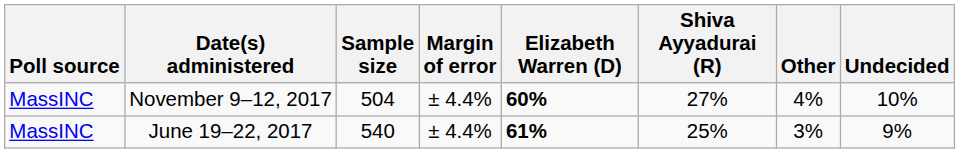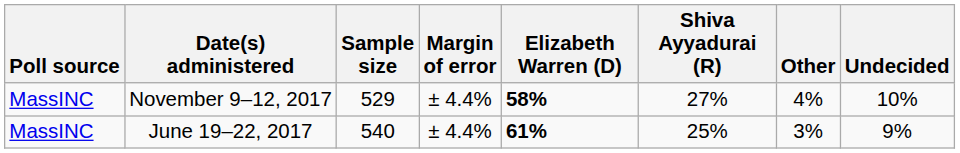(378, 99) 504 -> (378, 99) 529
(526, 99) 60% -> (526, 99) 58%
